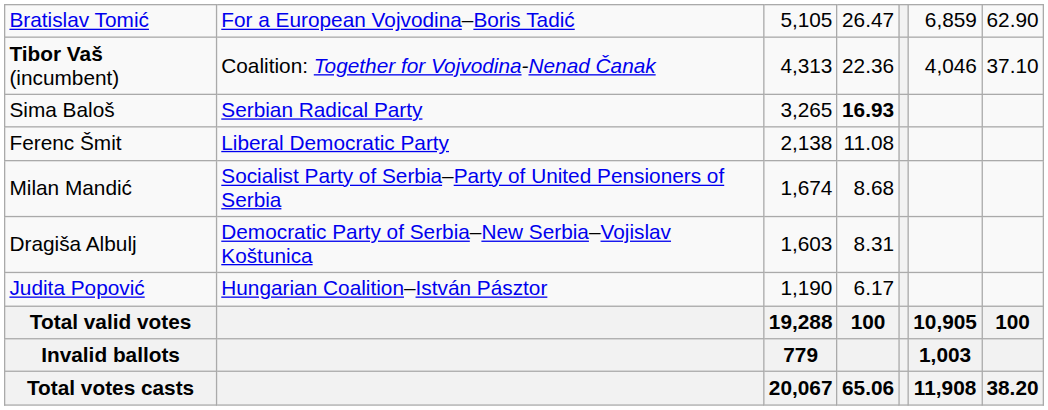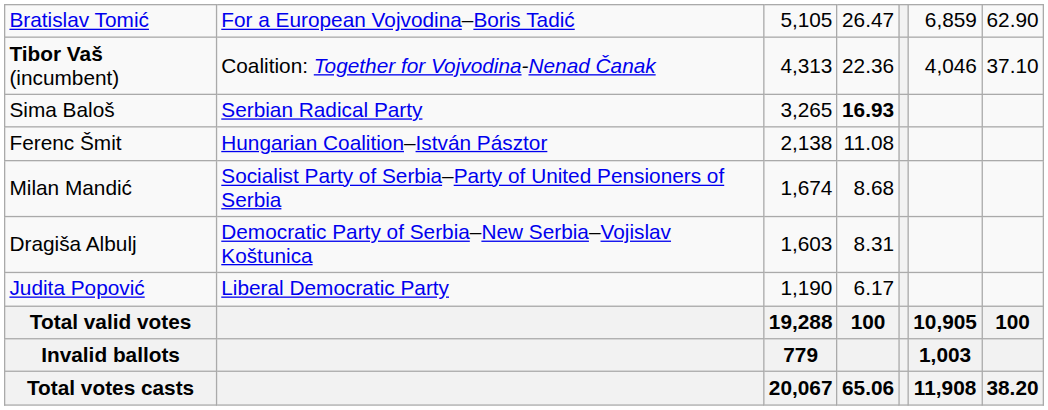(335, 143) Liberal Democratic Party -> (384, 143) Hungarian Coalition–István Pásztor
(384, 289) Hungarian Coalition–István Pásztor -> (335, 289) Liberal Democratic Party
